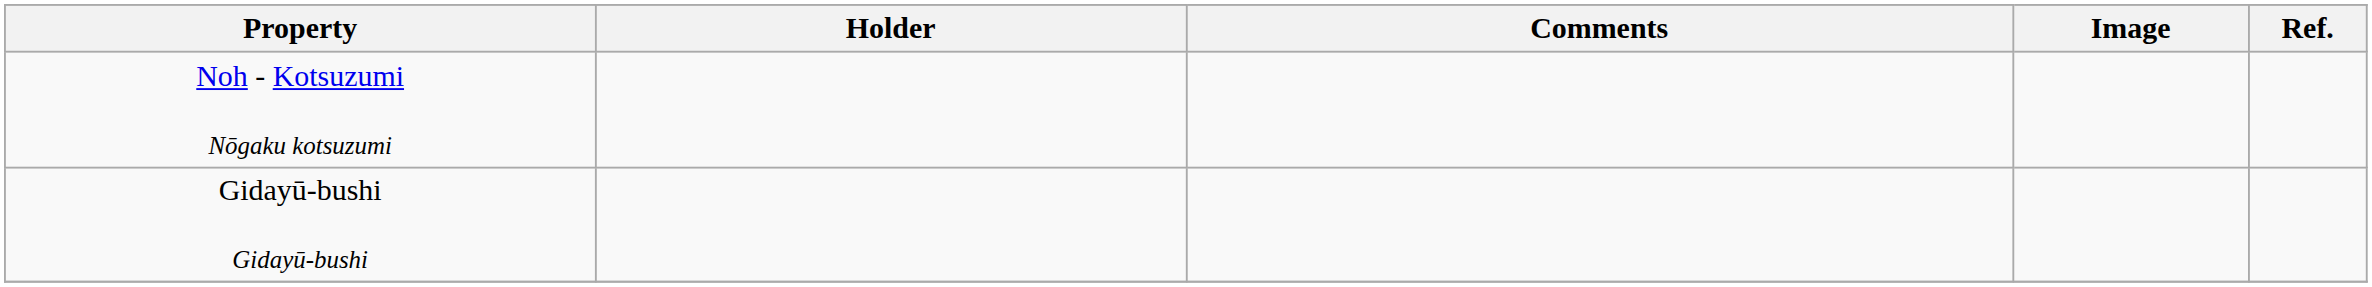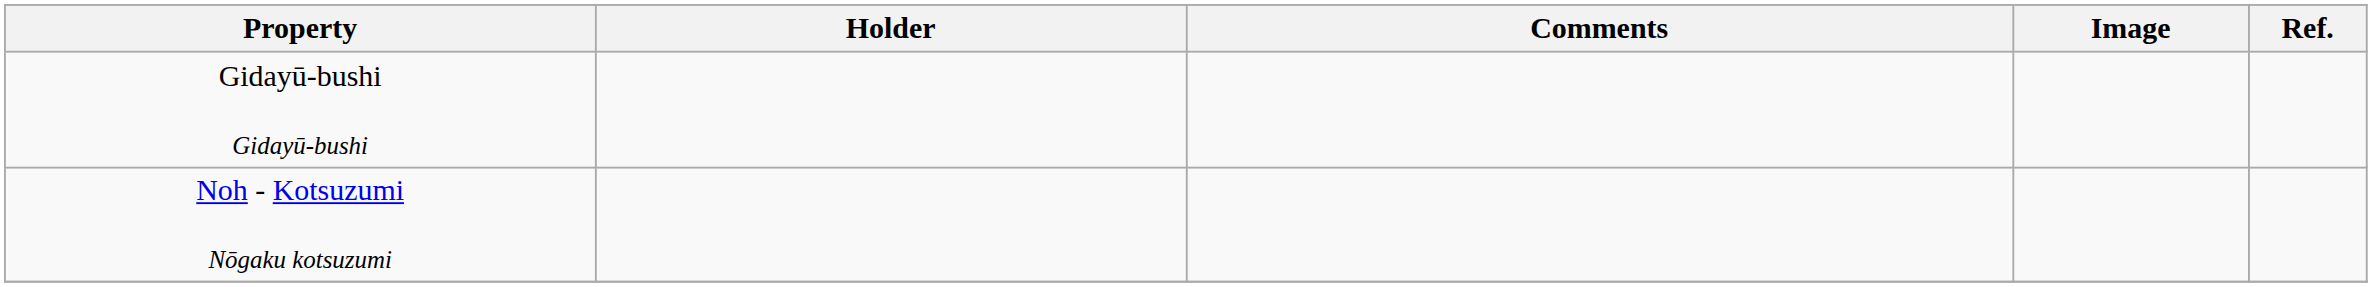rows swapped: (300, 109) <-> (300, 224)
